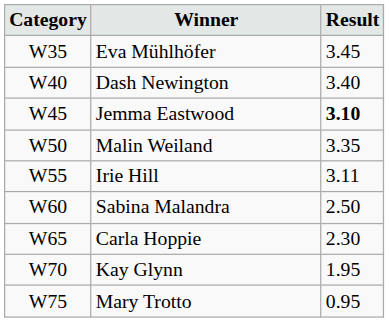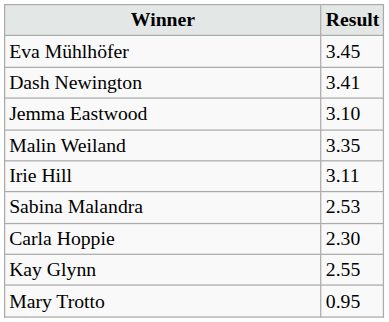- column: (48, 20)
(343, 82) 3.40 -> (343, 82) 3.41
(343, 113) bold -> (343, 113) normal
(343, 207) 2.50 -> (343, 207) 2.53
(343, 269) 1.95 -> (343, 269) 2.55
